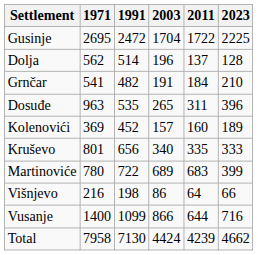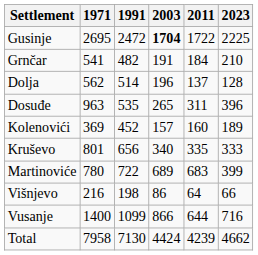(166, 37) normal -> (166, 37) bold
rows swapped: (27, 82) <-> (23, 60)
